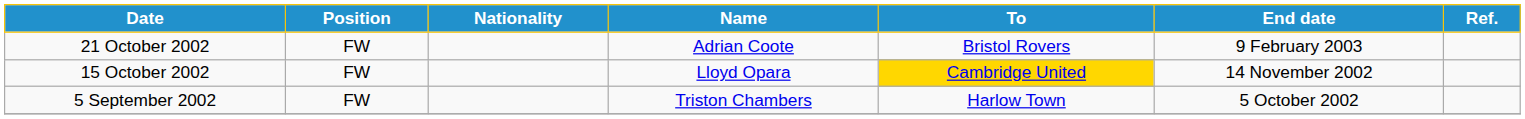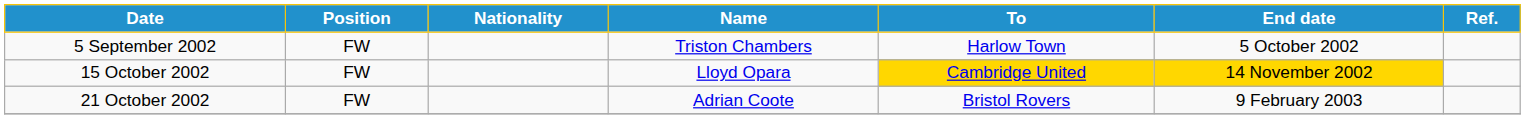rows swapped: (145, 101) <-> (145, 46)
(1299, 73) no background -> (1299, 73) gold background
